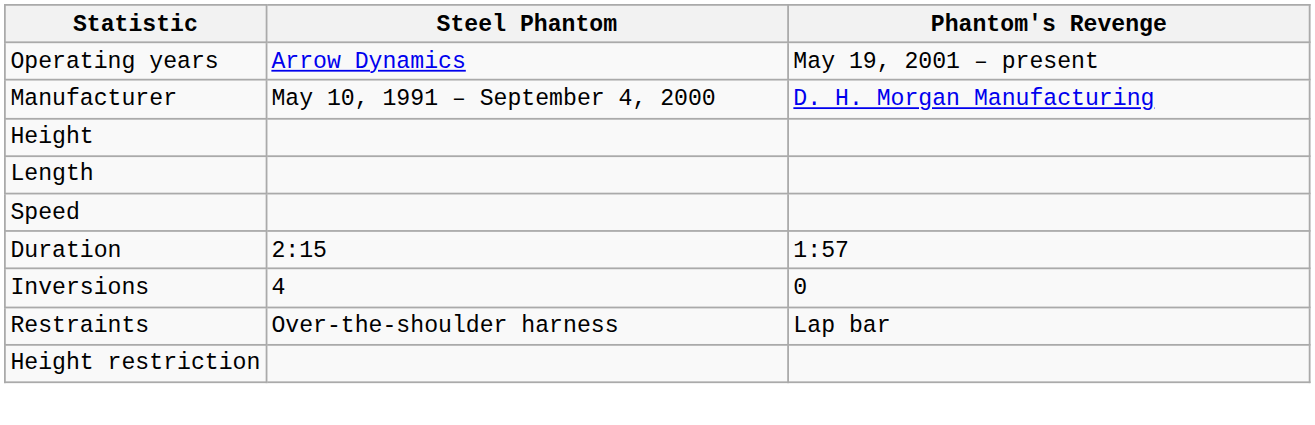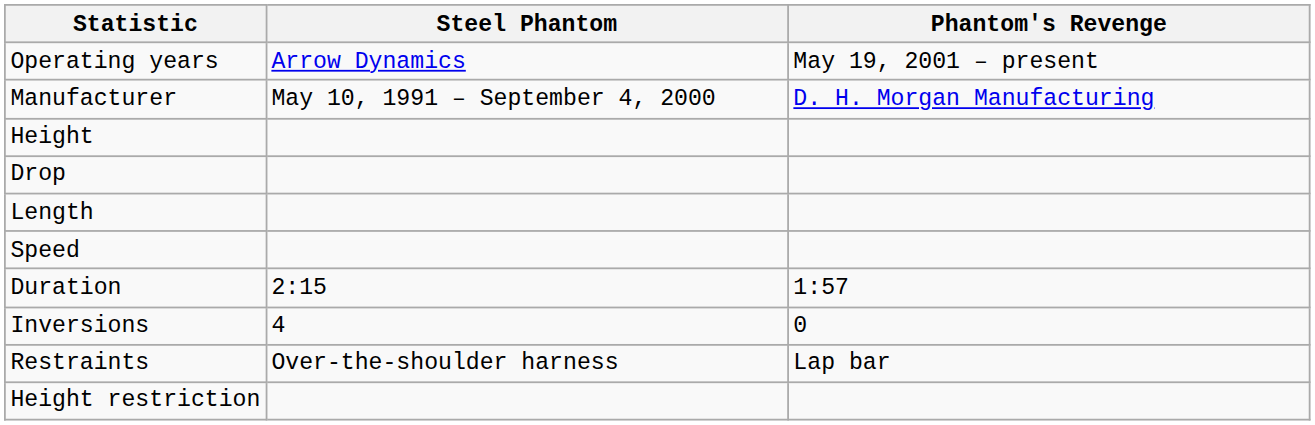+ row: (38, 175)
